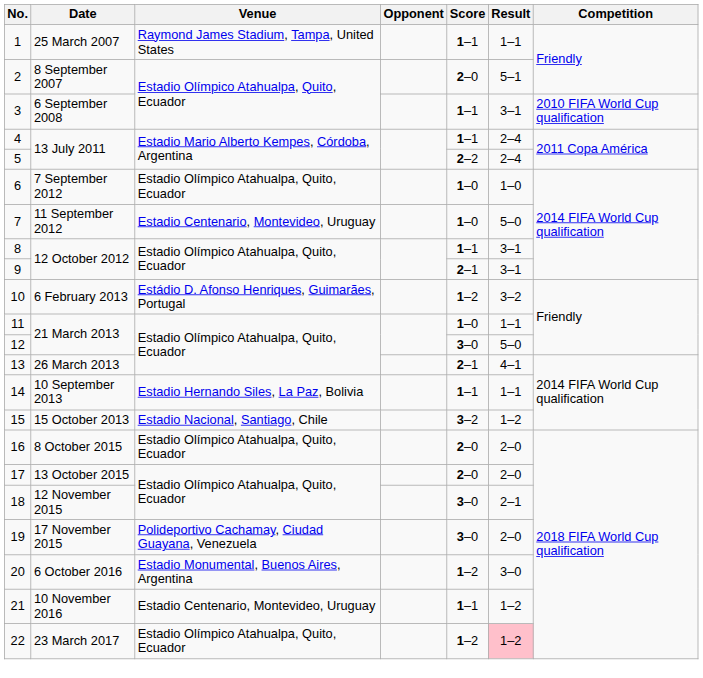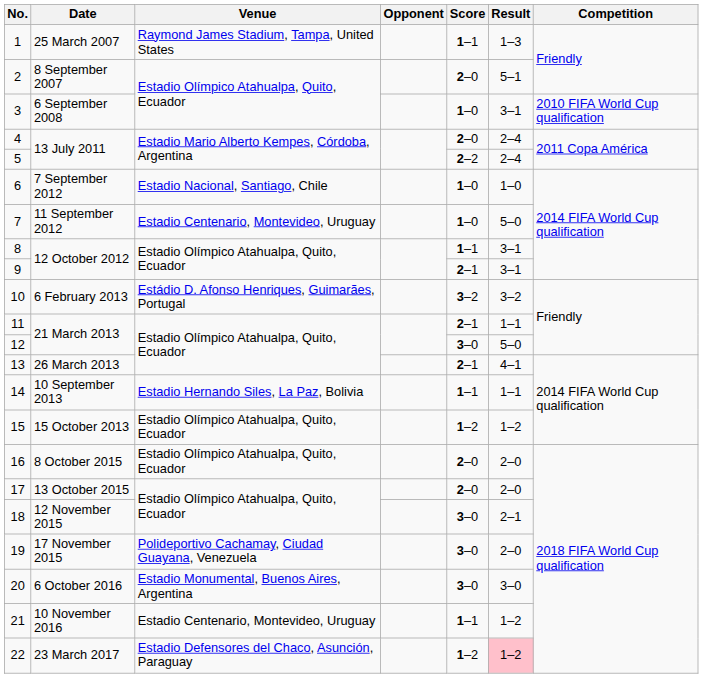(511, 42) 1–1 -> (511, 42) 1–3
(468, 111) 1–1 -> (468, 111) 1–0
(468, 139) 1–1 -> (468, 139) 2–0
(237, 186) Estadio Olímpico Atahualpa, Quito, Ecuador -> (233, 186) Estadio Nacional, Santiago, Chile
(468, 296) 1–2 -> (468, 296) 3–2
(468, 324) 1–0 -> (468, 324) 2–1
(233, 419) Estadio Nacional, Santiago, Chile -> (237, 427) Estadio Olímpico Atahualpa, Quito, Ecuador
(468, 419) 3–2 -> (468, 427) 1–2
(468, 571) 1–2 -> (468, 586) 3–0
(237, 641) Estadio Olímpico Atahualpa, Quito, Ecuador -> (255, 655) Estadio Defensores del Chaco, Asunción, Paraguay
